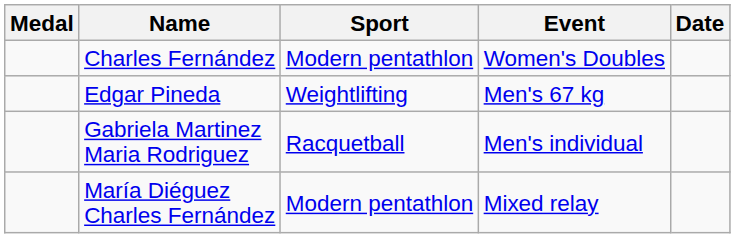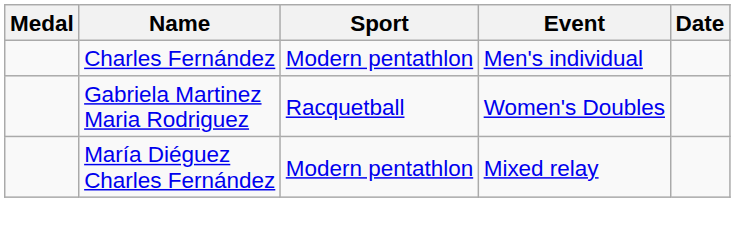(574, 58) Women's Doubles -> (563, 58) Men's individual
- row: (152, 94)
(563, 142) Men's individual -> (574, 107) Women's Doubles
